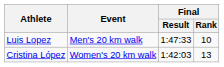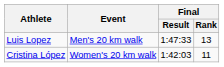(206, 40) 10 -> (206, 40) 13
(206, 55) 13 -> (206, 55) 11
